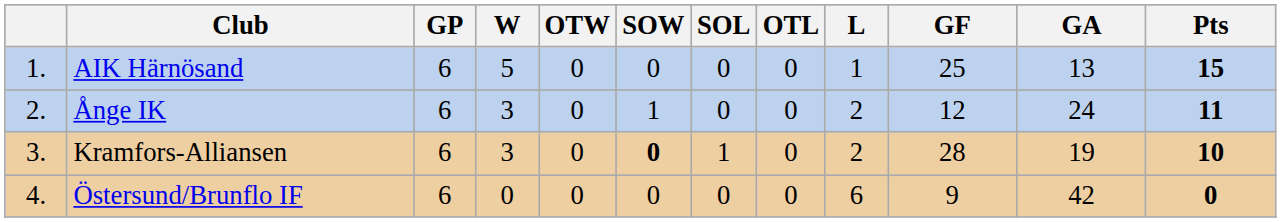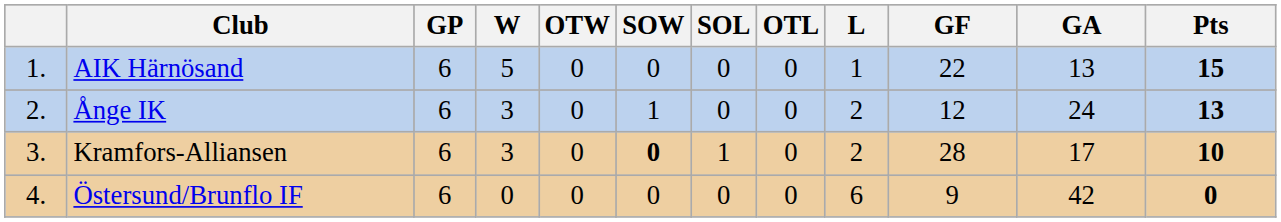(952, 68) 25 -> (952, 68) 22
(1211, 110) 11 -> (1211, 110) 13
(1082, 152) 19 -> (1082, 152) 17
